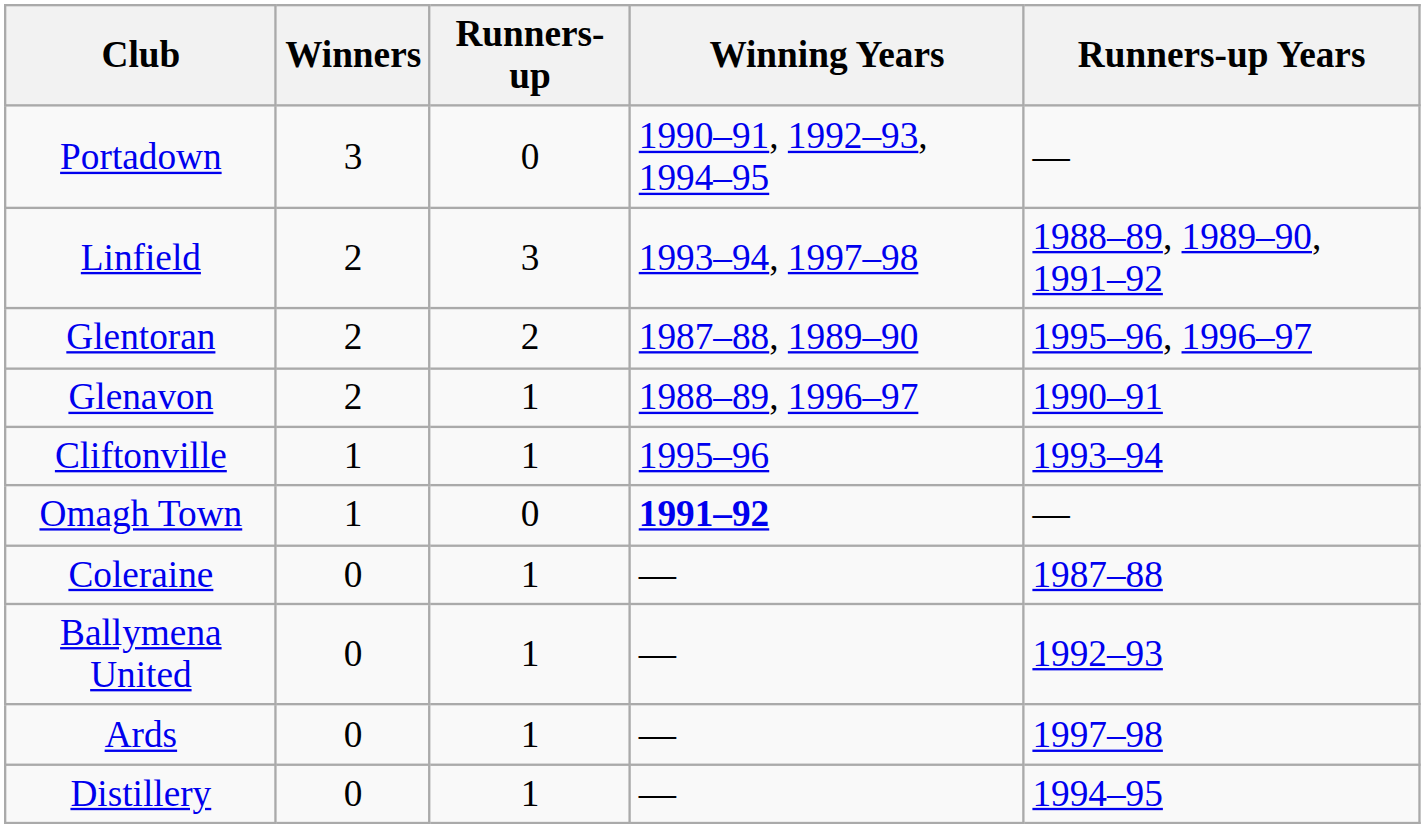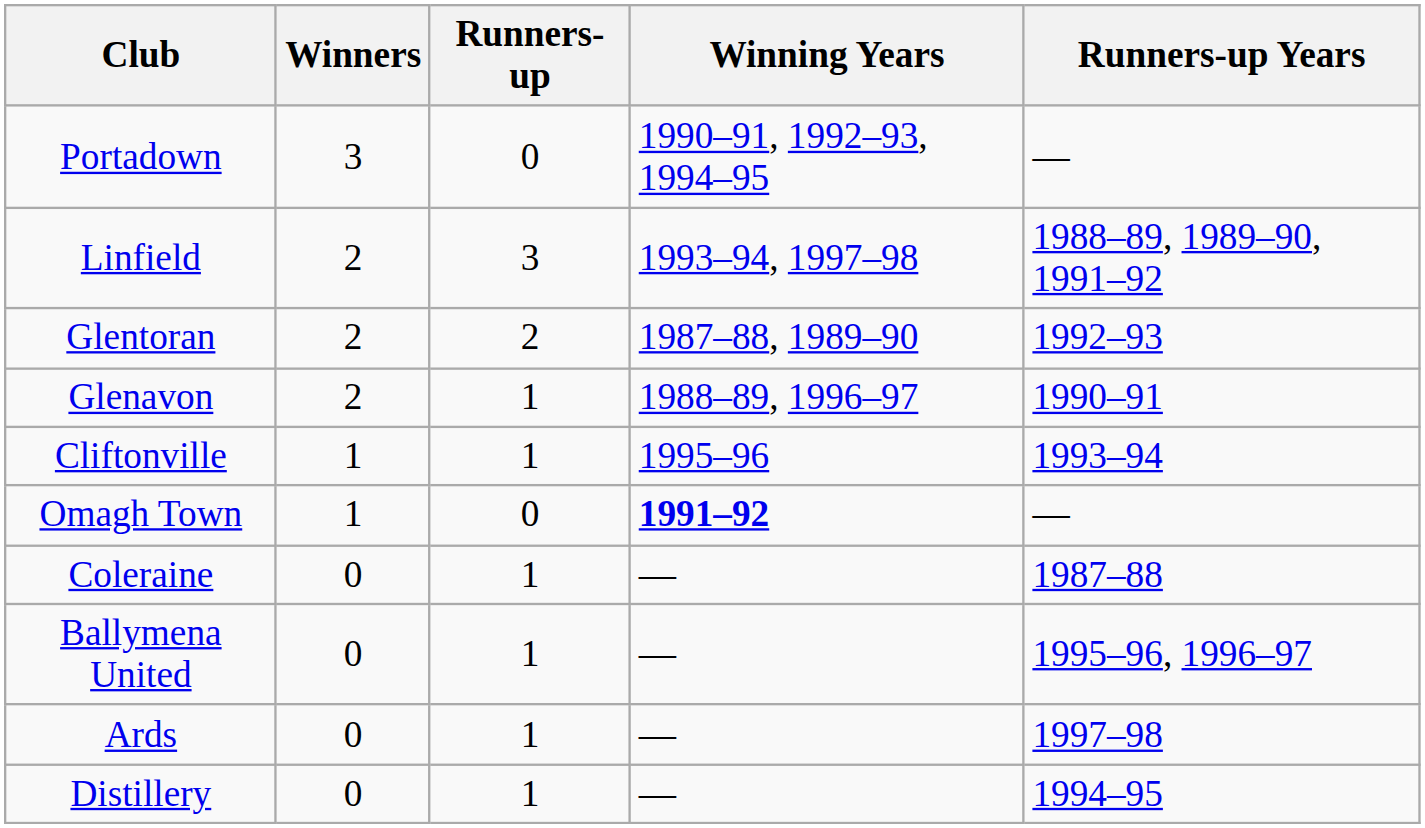(1172, 337) 1995–96, 1996–97 -> (1098, 337) 1992–93
(1098, 653) 1992–93 -> (1172, 653) 1995–96, 1996–97
